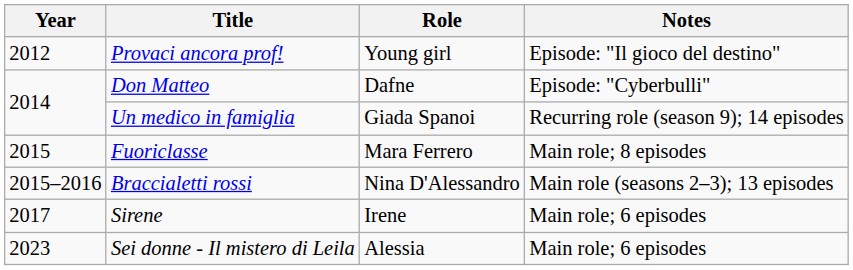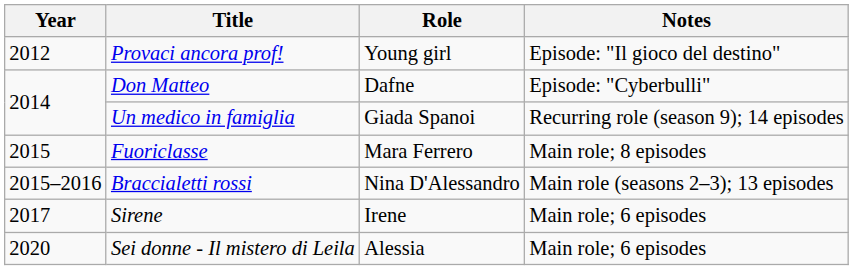(30, 248) 2023 -> (30, 248) 2020
